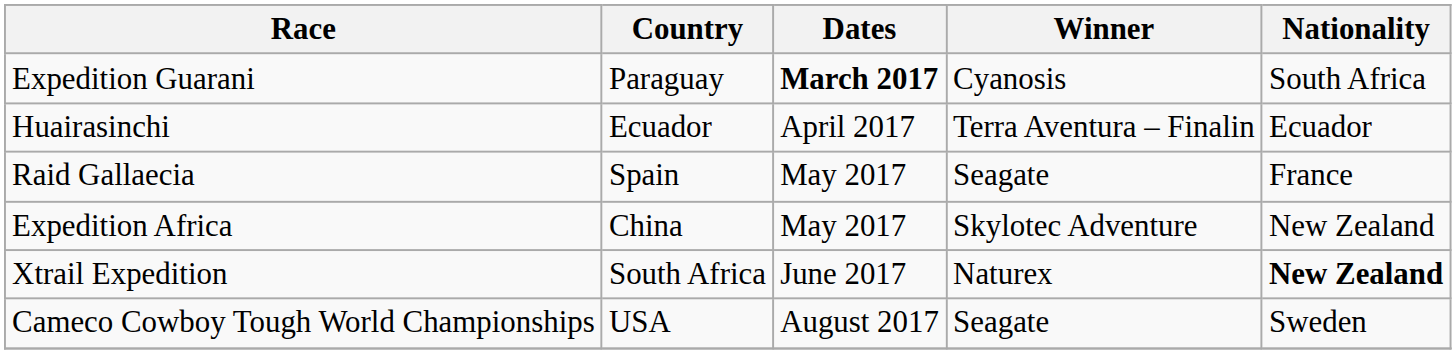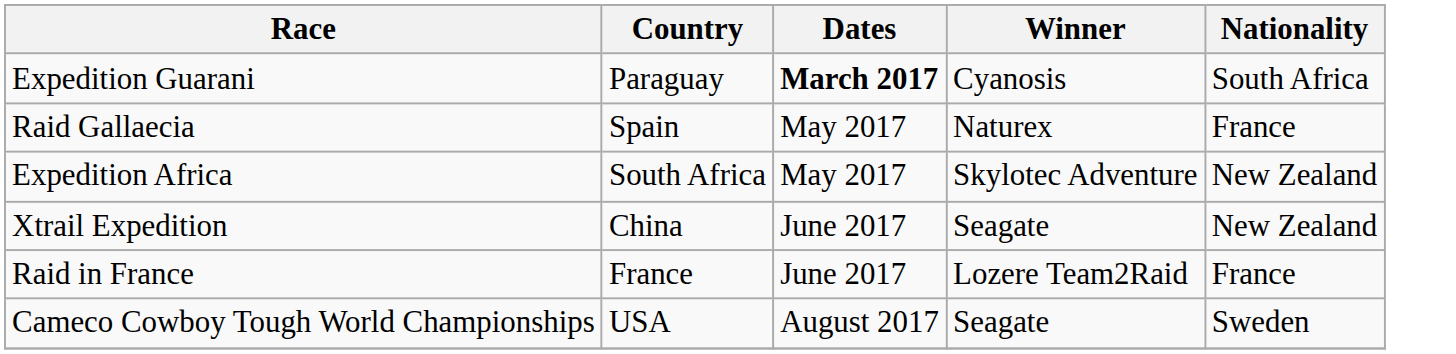- row: (91, 126)
(1001, 175) Seagate -> (1003, 126) Naturex
(646, 224) China -> (687, 175) South Africa
(687, 273) South Africa -> (646, 224) China
(1003, 273) Naturex -> (1001, 224) Seagate
(1356, 273) bold -> (1294, 224) normal
+ row: (103, 273)
